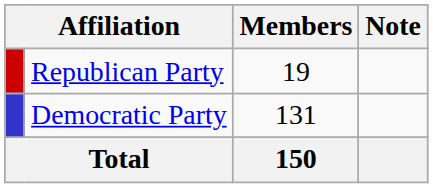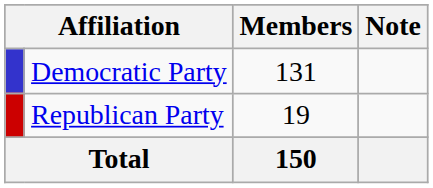rows swapped: (129, 114) <-> (127, 70)
